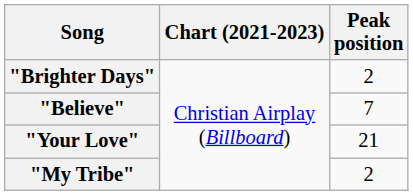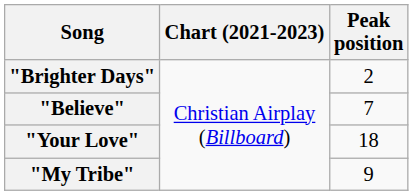(369, 141) 21 -> (369, 141) 18
(369, 173) 2 -> (369, 173) 9
